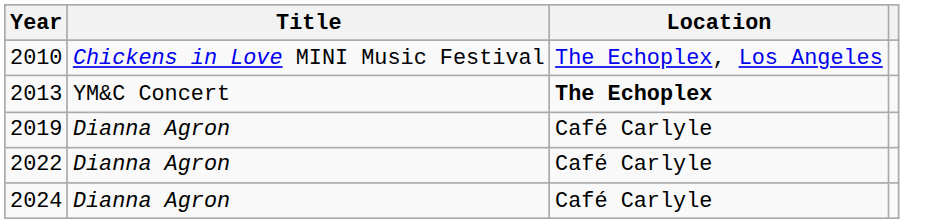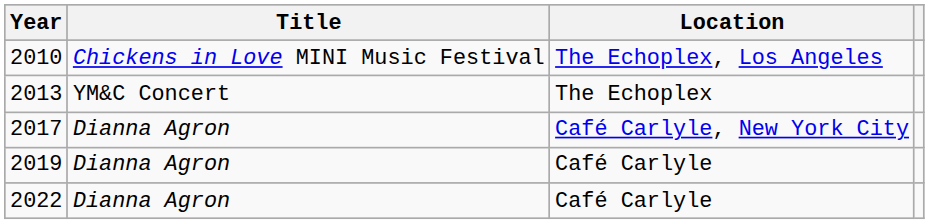(634, 94) bold -> (634, 94) normal
+ row: (36, 129)
- row: (36, 201)
